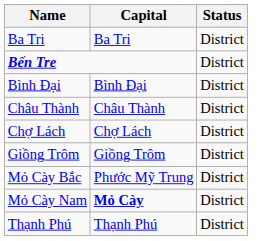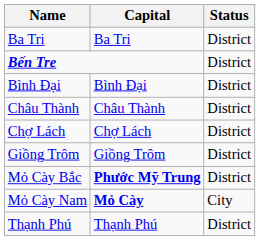(144, 177) normal -> (147, 177) bold
(222, 200) District -> (220, 200) City
